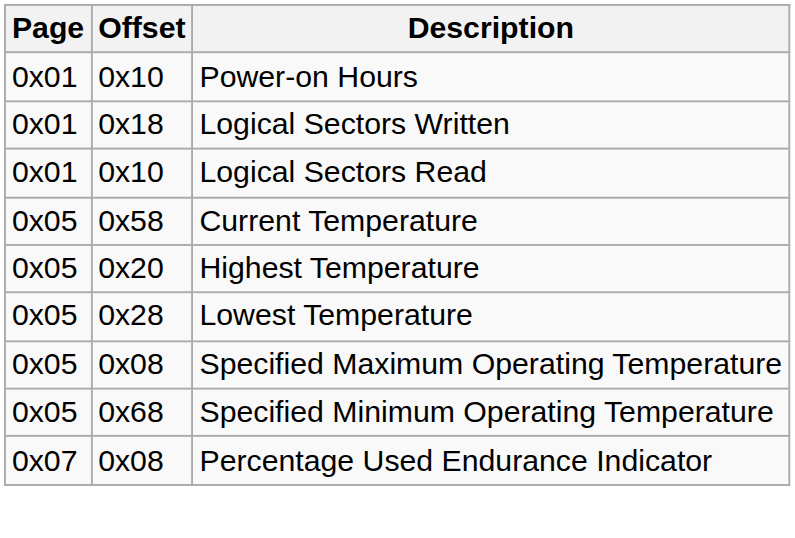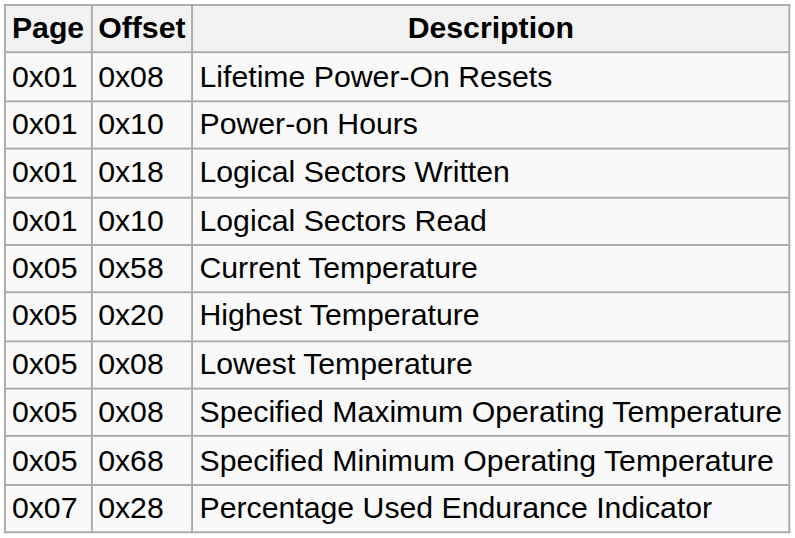+ row: (376, 76)
(131, 316) 0x28 -> (131, 364) 0x08
(131, 460) 0x08 -> (131, 508) 0x28
